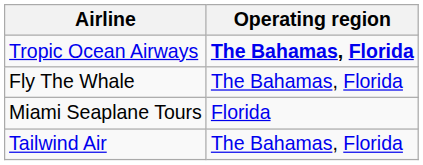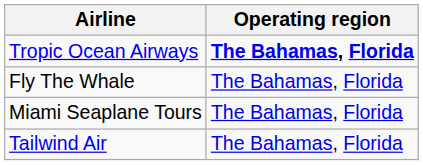(241, 112) Florida -> (307, 112) The Bahamas, Florida
